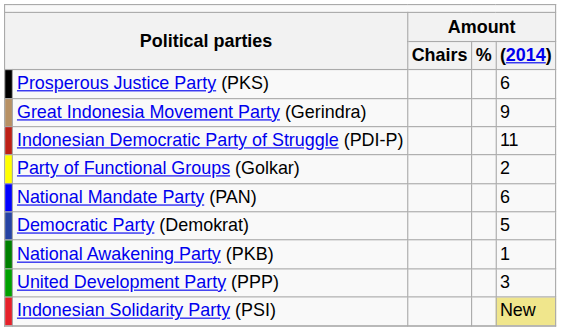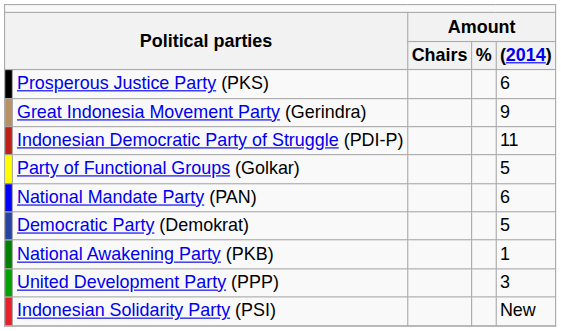(505, 169) 2 -> (505, 169) 5
(518, 311) khaki background -> (518, 311) no background
